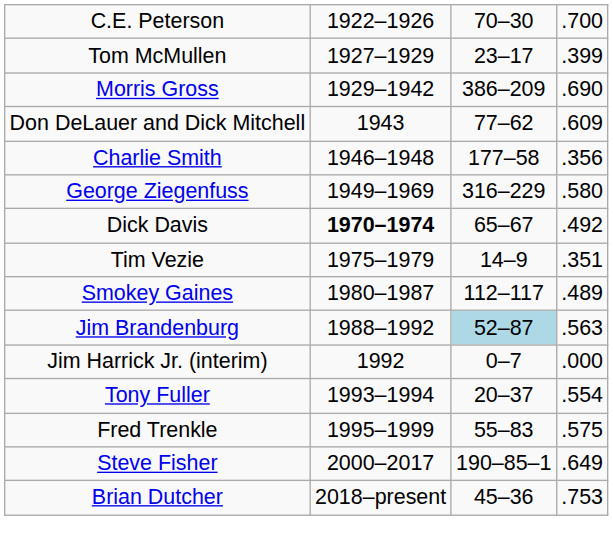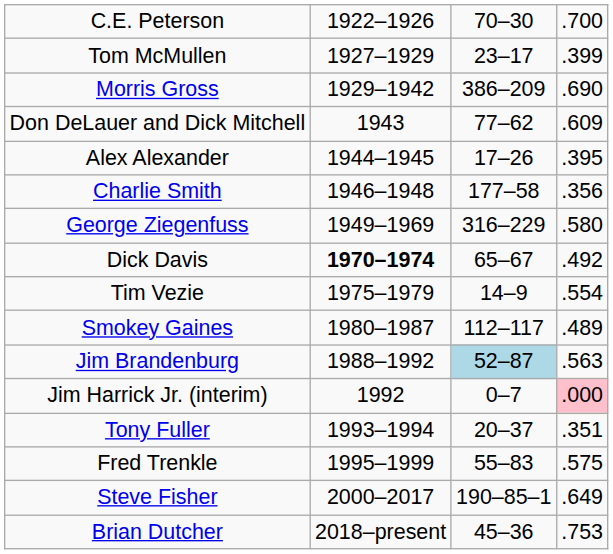+ row: (157, 157)
(582, 259) .351 -> (582, 293) .554
(582, 361) no background -> (582, 395) pink background
(582, 395) .554 -> (582, 429) .351
